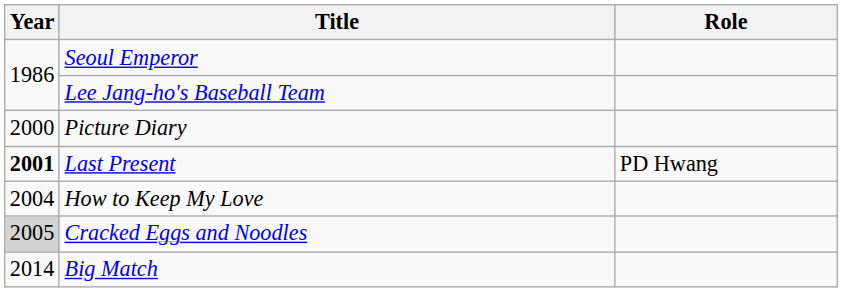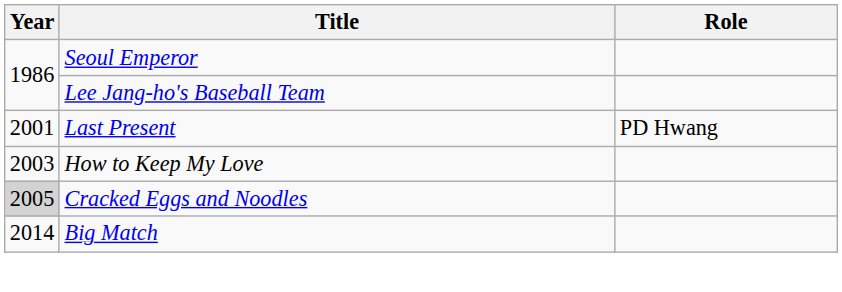- row: (126, 127)
(32, 163) bold -> (32, 127) normal
(32, 198) 2004 -> (32, 163) 2003
